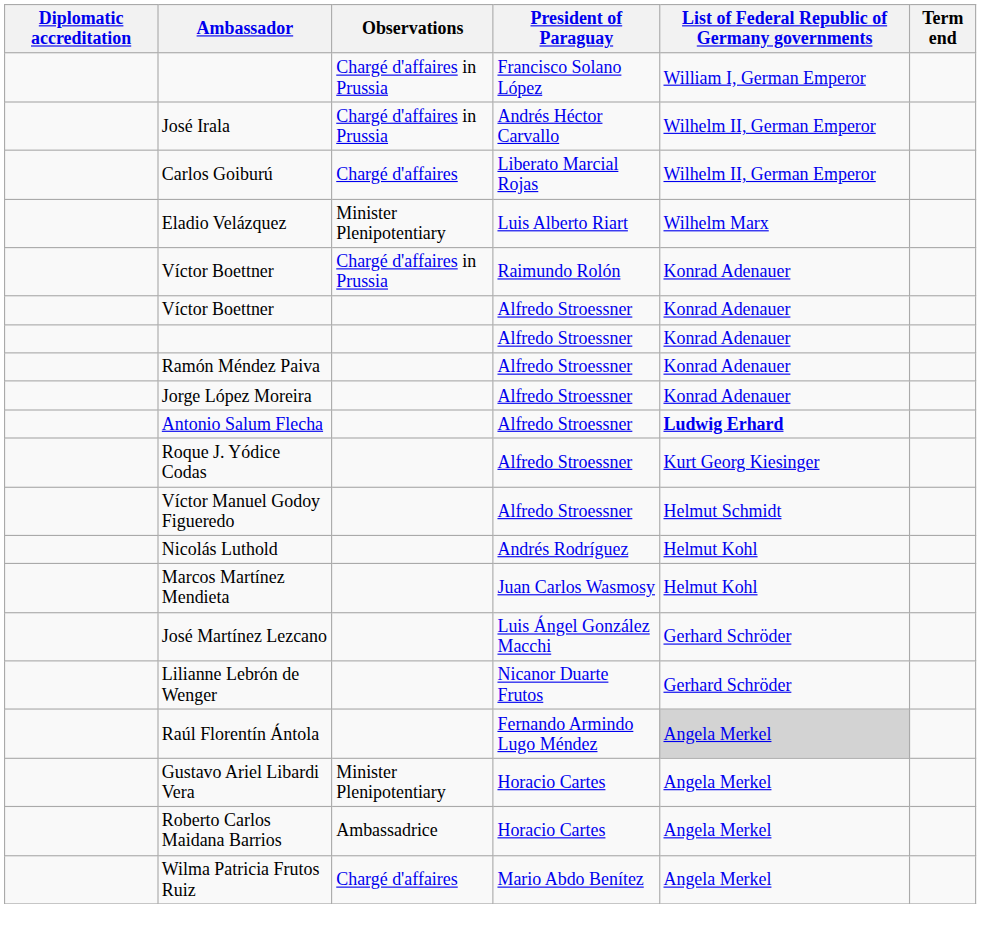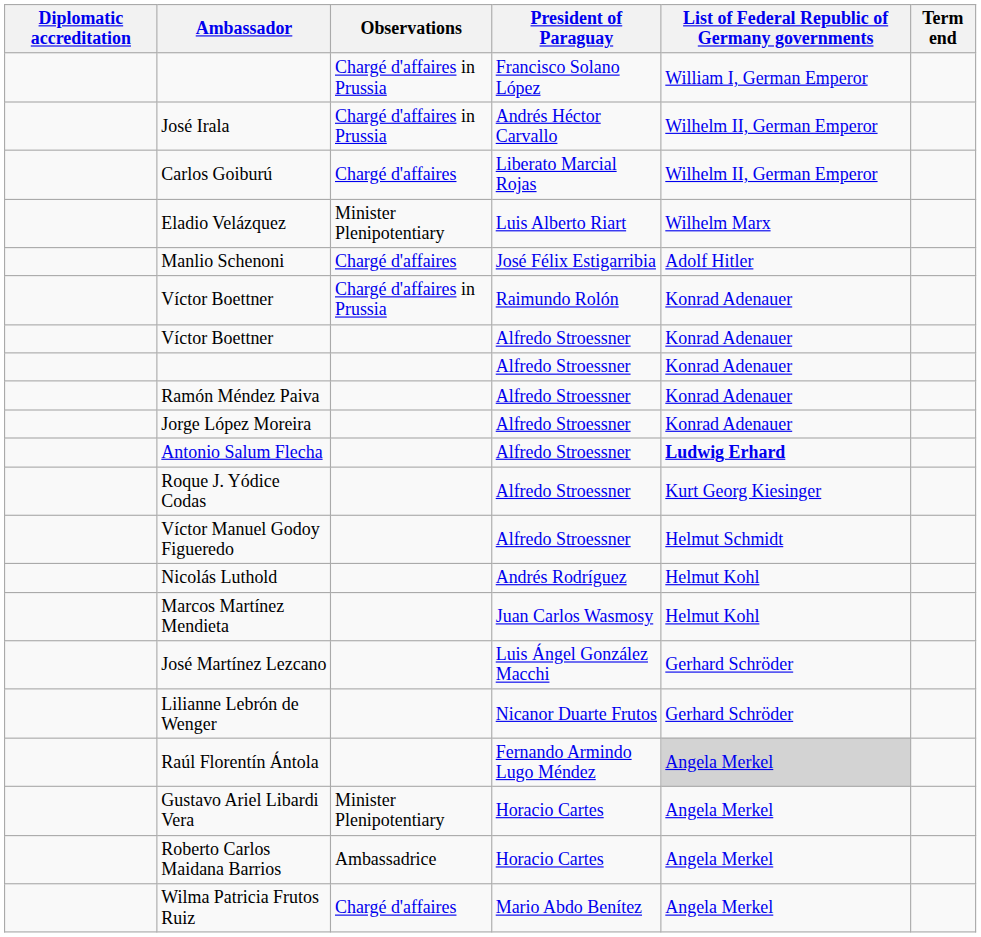+ row: (223, 261)
